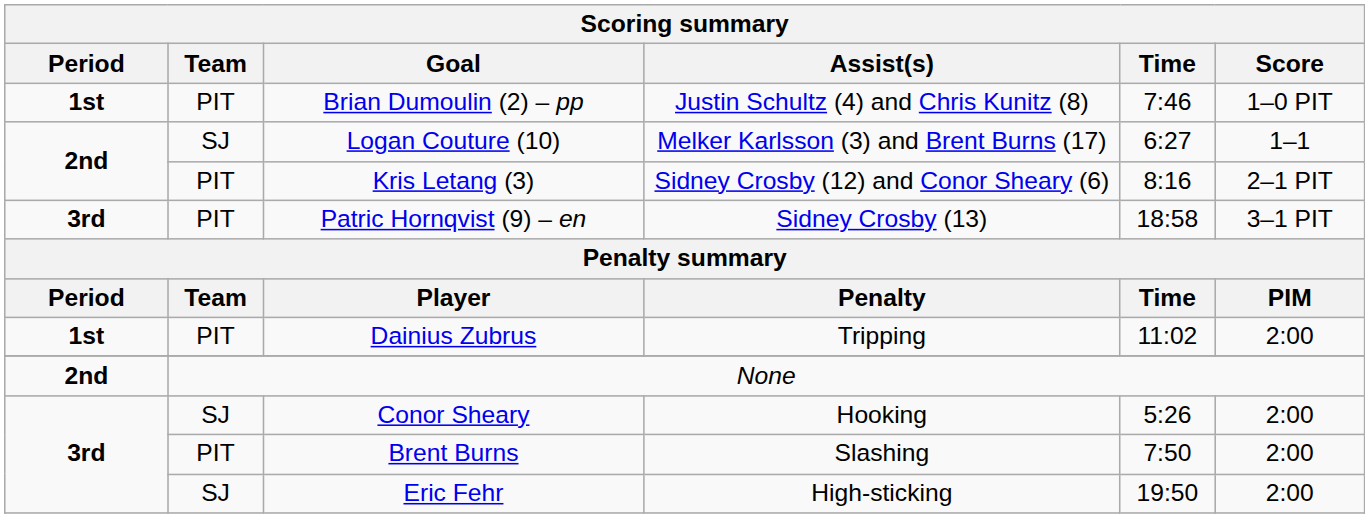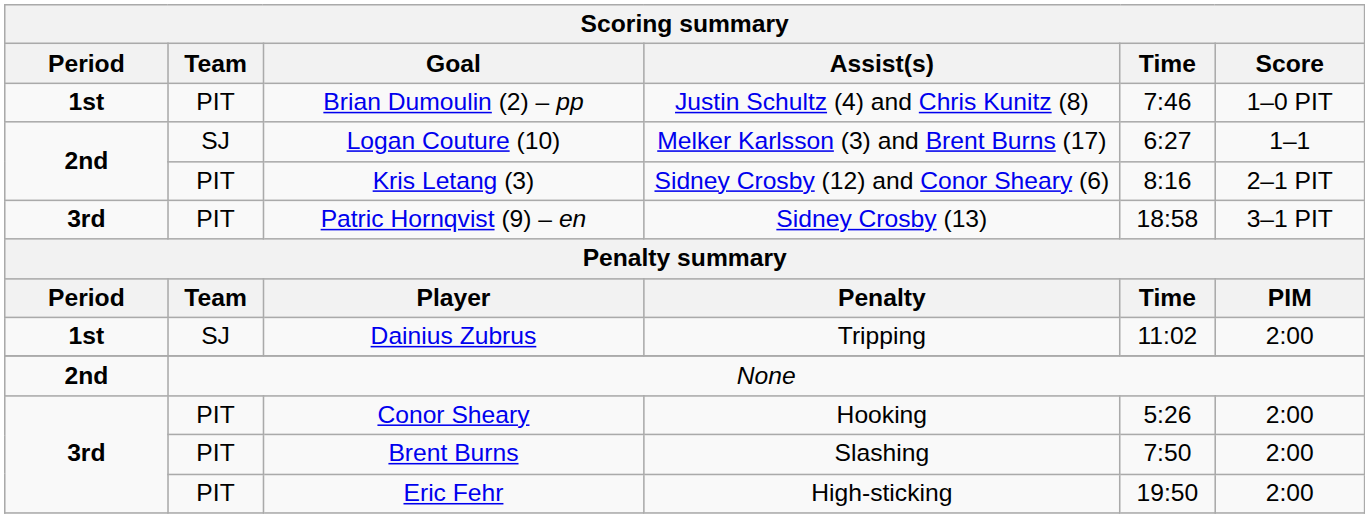(216, 336) PIT -> (216, 336) SJ
(216, 414) SJ -> (216, 414) PIT
(216, 492) SJ -> (216, 492) PIT
